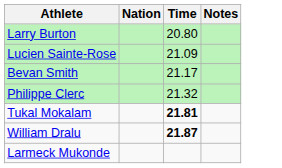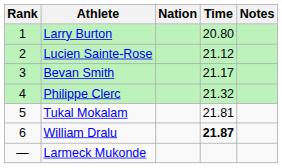+ column: (23, 14)
(182, 53) 21.09 -> (218, 53) 21.12
(182, 113) bold -> (218, 113) normal
